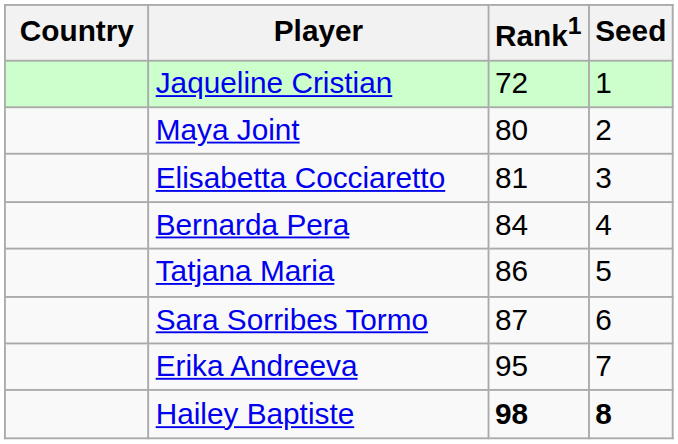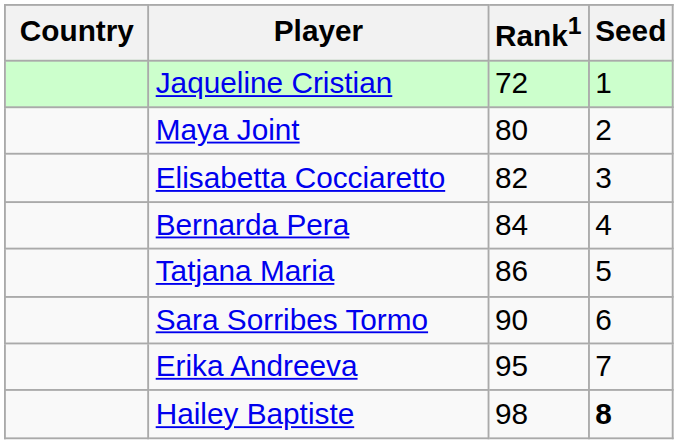(511, 177) 81 -> (511, 177) 82
(511, 319) 87 -> (511, 319) 90
(511, 413) bold -> (511, 413) normal
